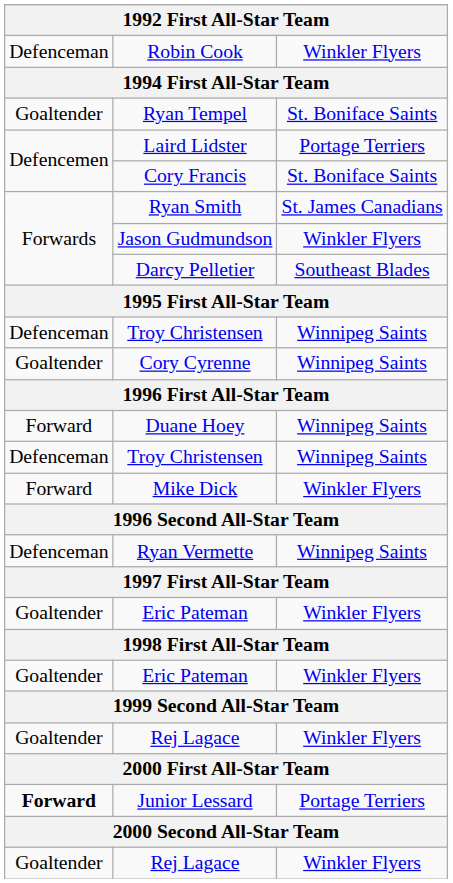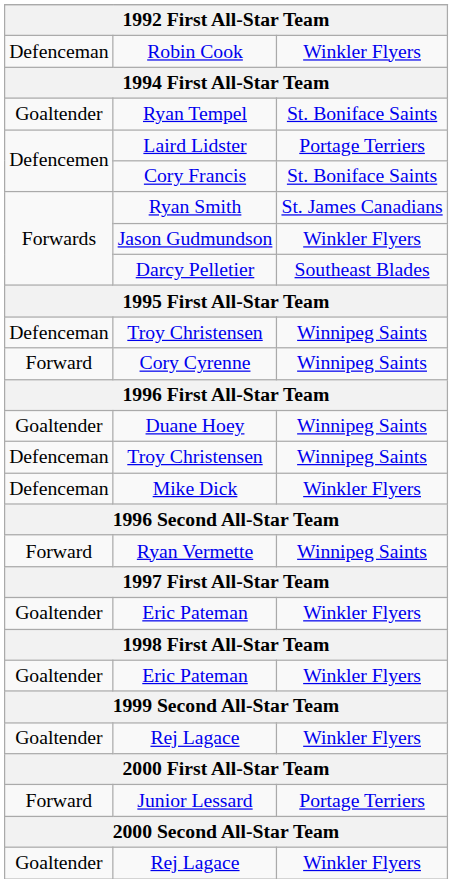(59, 363) Goaltender -> (59, 363) Forward
(59, 425) Forward -> (59, 425) Goaltender
(59, 488) Forward -> (59, 488) Defenceman
(59, 550) Defenceman -> (59, 550) Forward
(59, 800) bold -> (59, 800) normal
